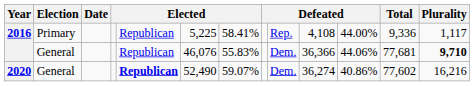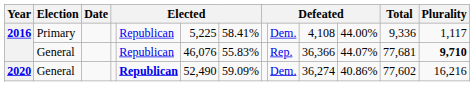(281, 33) Rep. -> (283, 33) Dem.
(283, 52) Dem. -> (281, 52) Rep.
(359, 52) 44.06% -> (359, 52) 44.07%
(241, 71) 59.07% -> (241, 71) 59.09%
